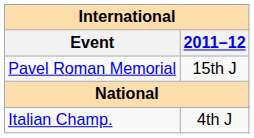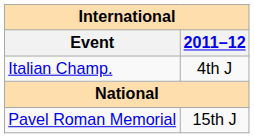rows swapped: (92, 68) <-> (60, 119)
